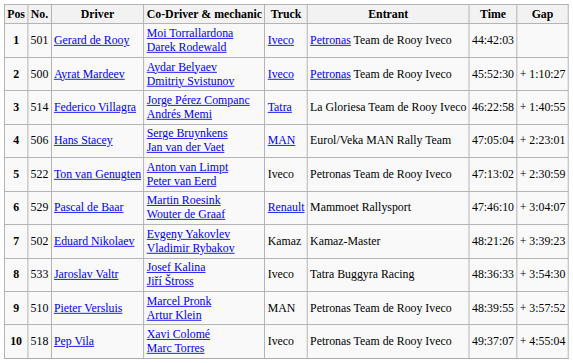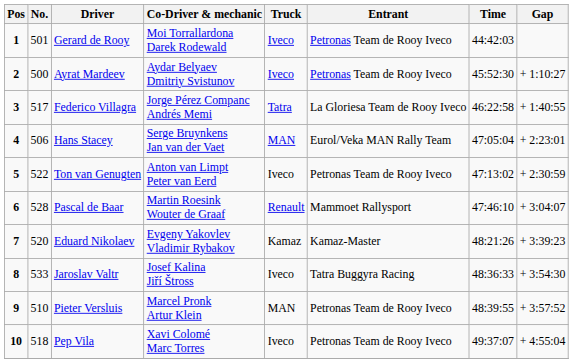(39, 107) 514 -> (39, 107) 517
(39, 207) 529 -> (39, 207) 528
(39, 240) 502 -> (39, 240) 520
